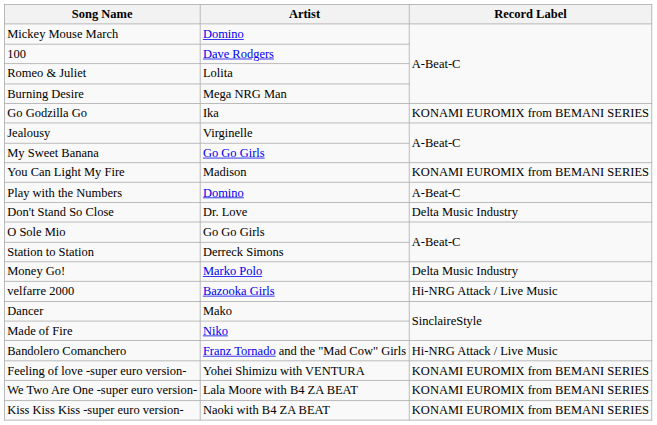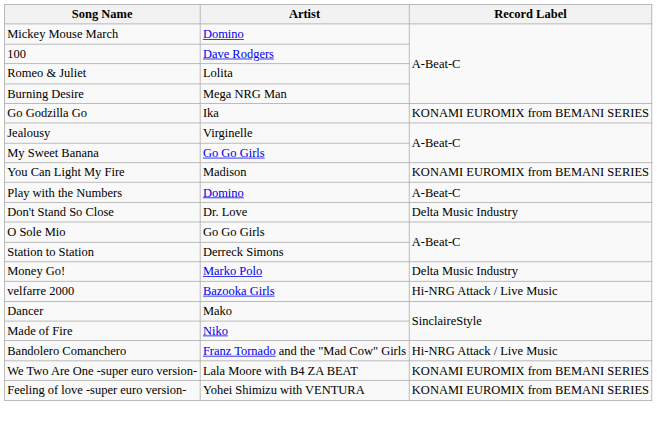rows swapped: (97, 370) <-> (102, 390)
- row: (95, 410)
